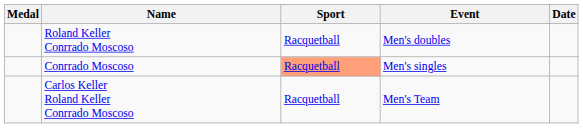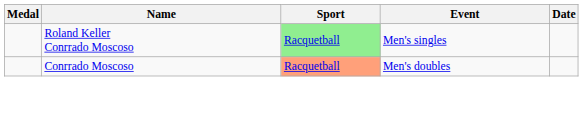(312, 40) no background -> (312, 40) lightgreen background
(417, 40) Men's doubles -> (415, 40) Men's singles
(415, 66) Men's singles -> (417, 66) Men's doubles
- row: (89, 99)
